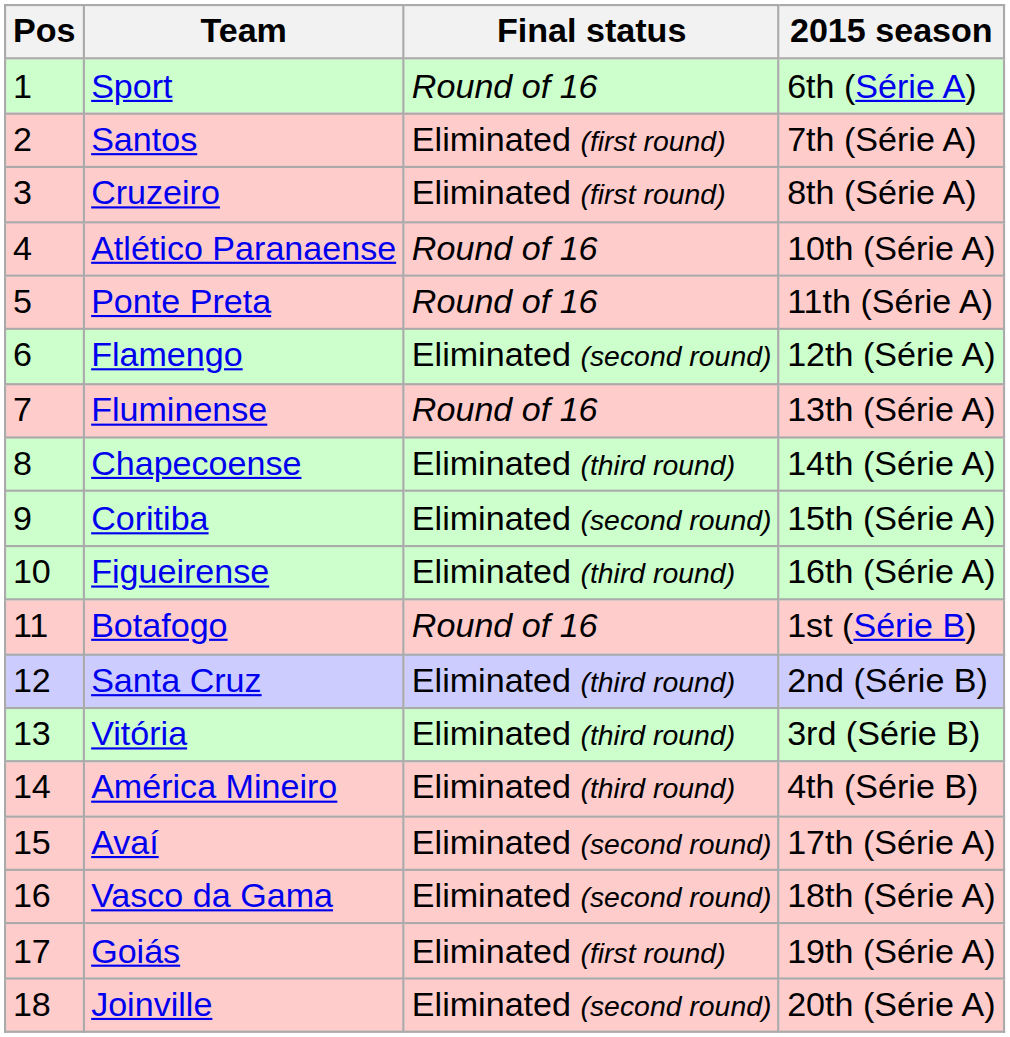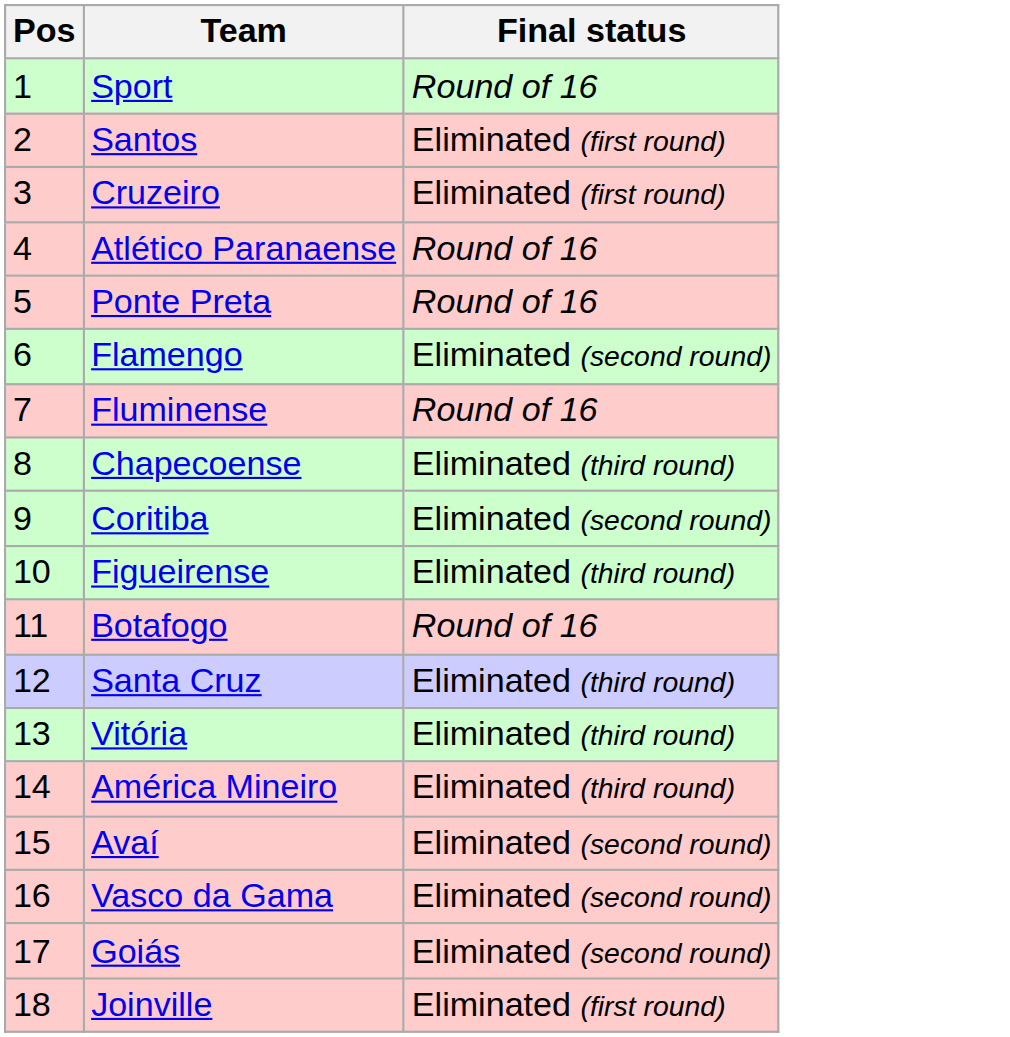- column: (891, 31)
(569, 950) Eliminated (first round) -> (592, 950) Eliminated (second round)
(592, 1004) Eliminated (second round) -> (569, 1004) Eliminated (first round)
